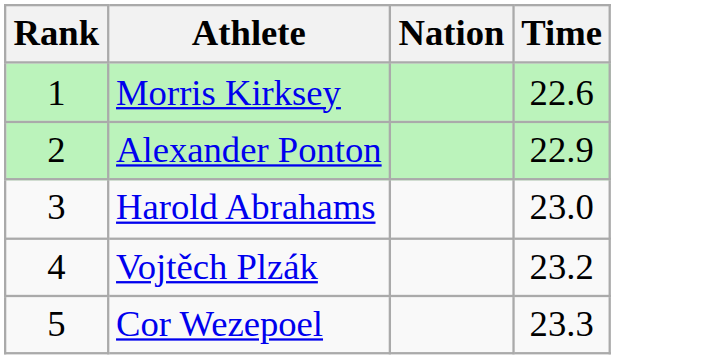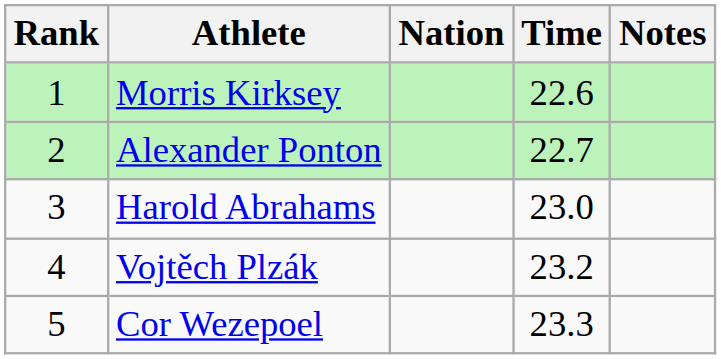+ column: (663, 33)
(562, 149) 22.9 -> (562, 149) 22.7
